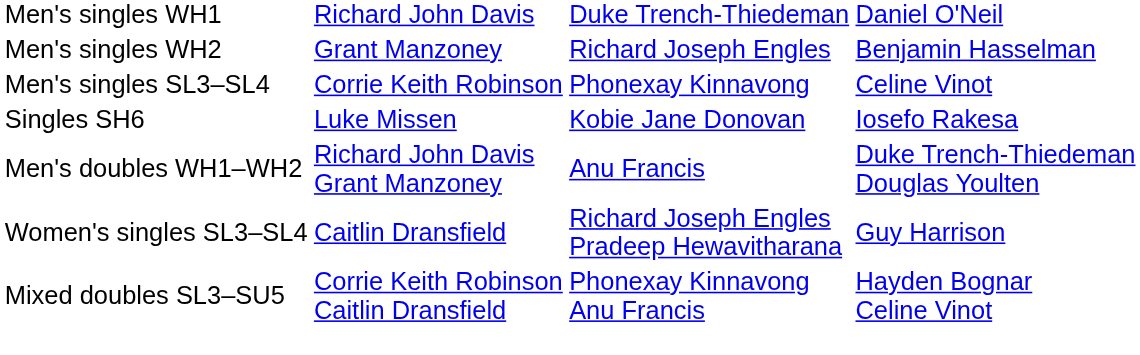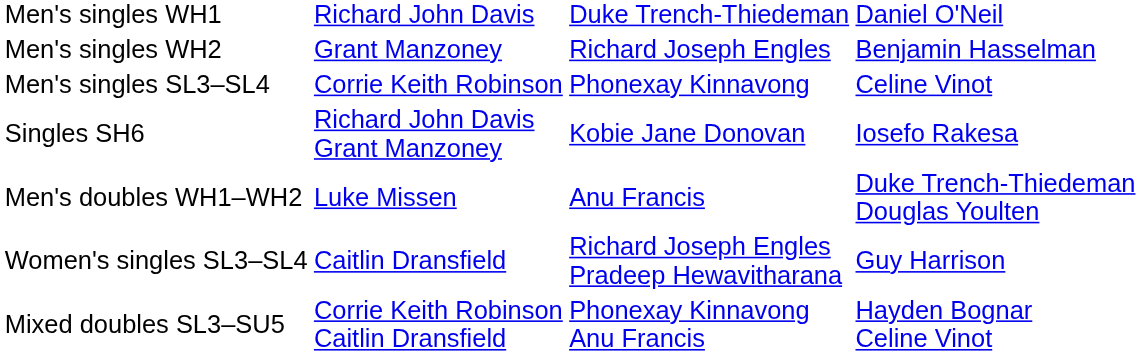(385, 119) Luke Missen -> (424, 134) Richard John Davis Grant Manzoney
(424, 169) Richard John Davis Grant Manzoney -> (385, 197) Luke Missen
